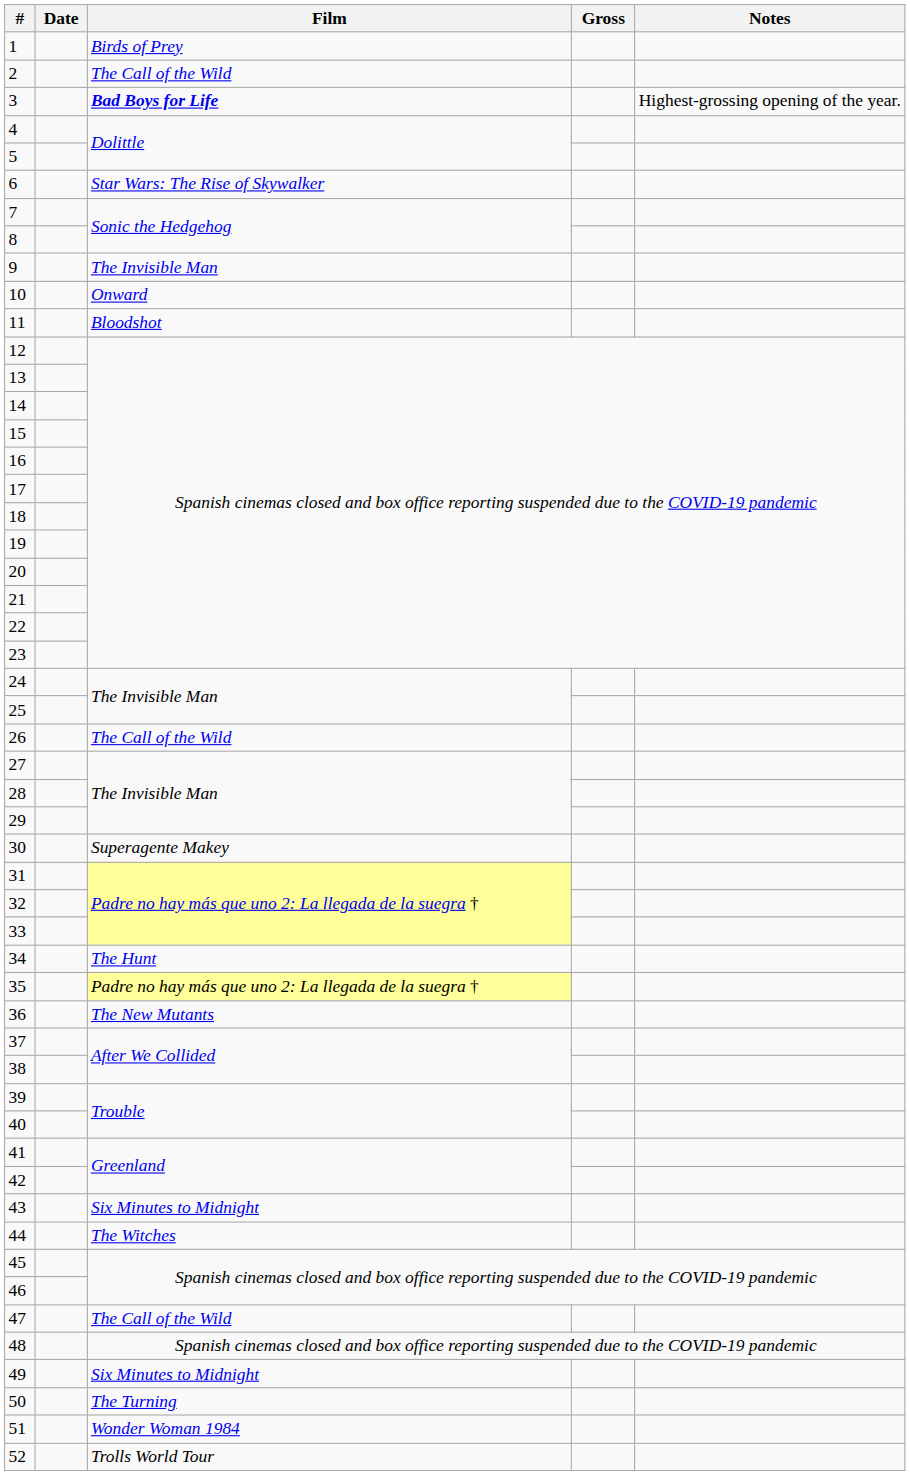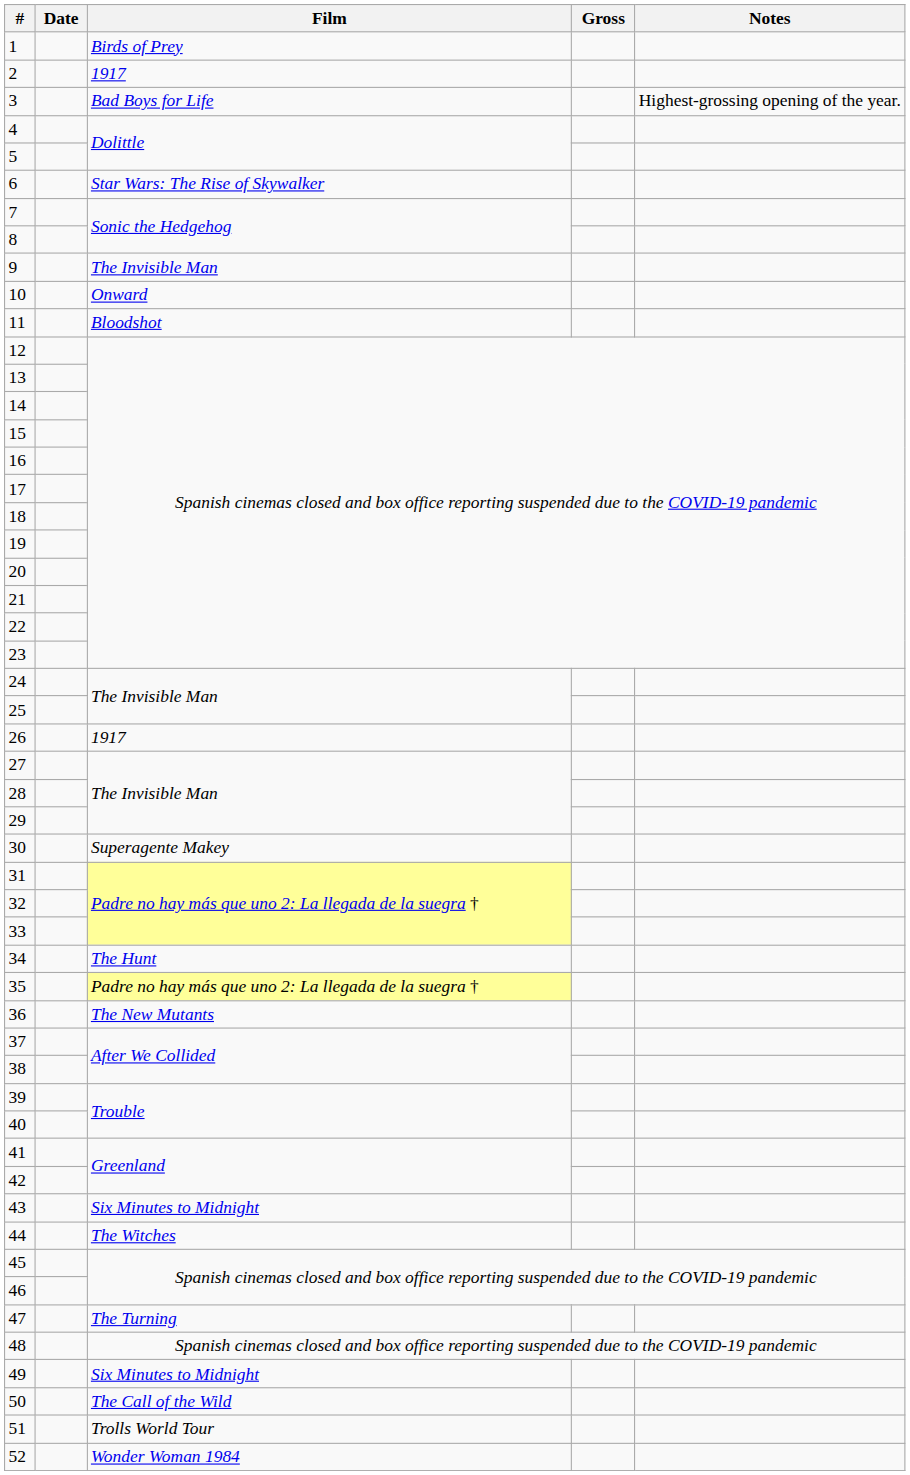(161, 73) The Call of the Wild -> (108, 73) 1917
(155, 101) bold -> (152, 101) normal
(161, 737) The Call of the Wild -> (108, 737) 1917
(161, 1318) The Call of the Wild -> (134, 1318) The Turning
(134, 1401) The Turning -> (161, 1401) The Call of the Wild
(165, 1428) Wonder Woman 1984 -> (152, 1428) Trolls World Tour
(152, 1456) Trolls World Tour -> (165, 1456) Wonder Woman 1984
